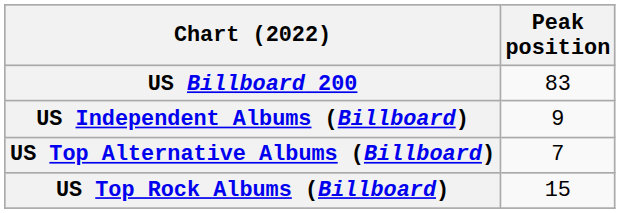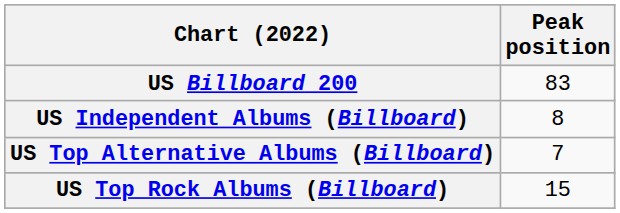(558, 119) 9 -> (558, 119) 8
